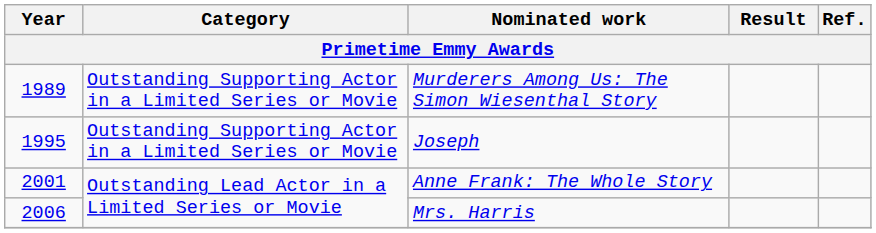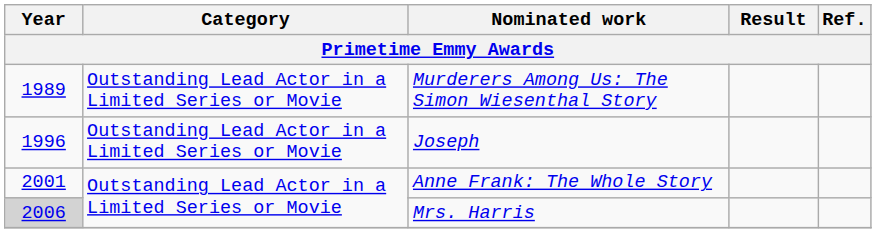(242, 91) Outstanding Supporting Actor in a Limited Series or Movie -> (237, 91) Outstanding Lead Actor in a Limited Series or Movie
(44, 142) 1995 -> (44, 142) 1996
(242, 142) Outstanding Supporting Actor in a Limited Series or Movie -> (237, 142) Outstanding Lead Actor in a Limited Series or Movie
(44, 213) no background -> (44, 213) lightgrey background
